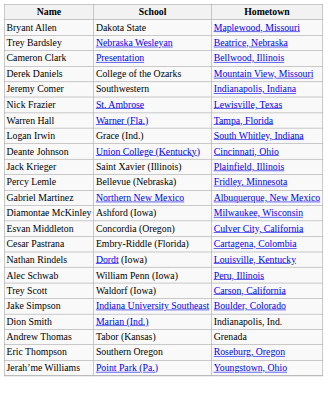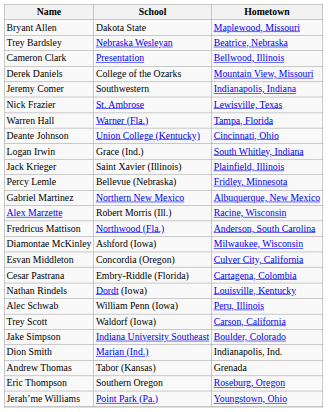rows swapped: (31, 136) <-> (38, 151)
+ row: (35, 213)
+ row: (44, 228)
